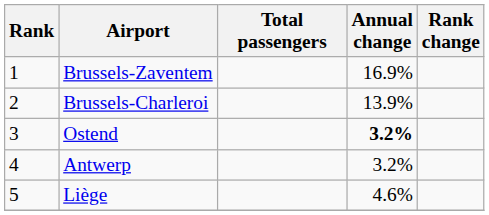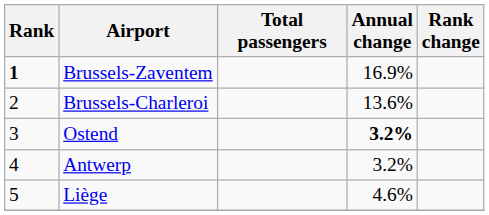(14, 72) normal -> (14, 72) bold
(388, 103) 13.9% -> (388, 103) 13.6%
